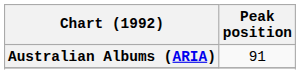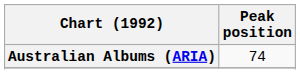(257, 56) 91 -> (257, 56) 74
